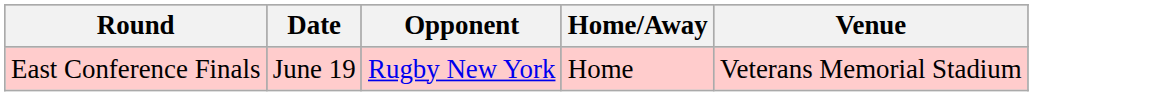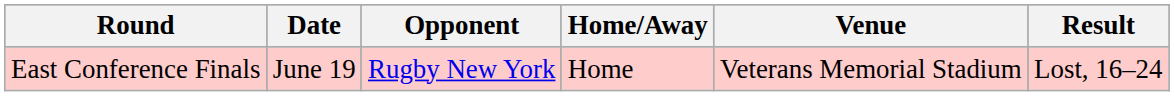+ column: (1098, 25)
